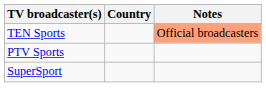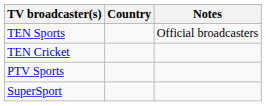(207, 33) lightsalmon background -> (207, 33) no background
+ row: (38, 52)
